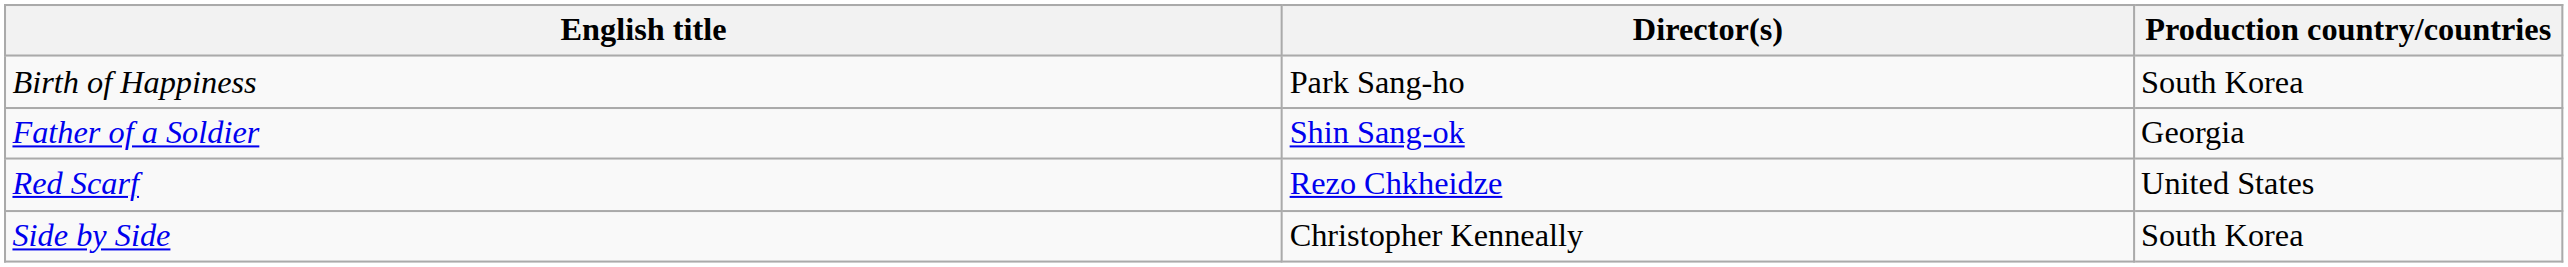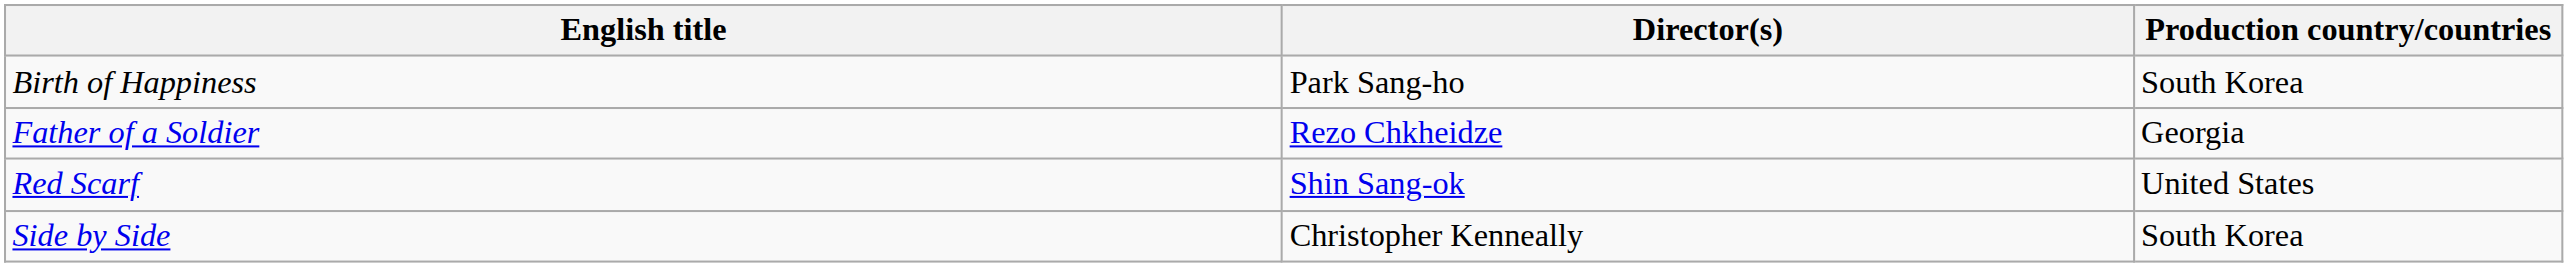(1377, 132) Shin Sang-ok -> (1396, 132) Rezo Chkheidze
(1396, 183) Rezo Chkheidze -> (1377, 183) Shin Sang-ok
